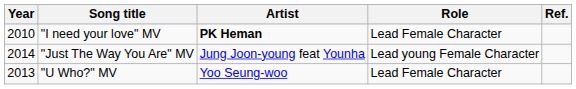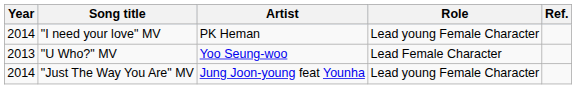(21, 34) 2010 -> (21, 34) 2014
(231, 34) bold -> (230, 34) normal
(436, 34) Lead Female Character -> (455, 34) Lead young Female Character
rows swapped: (79, 73) <-> (117, 53)
